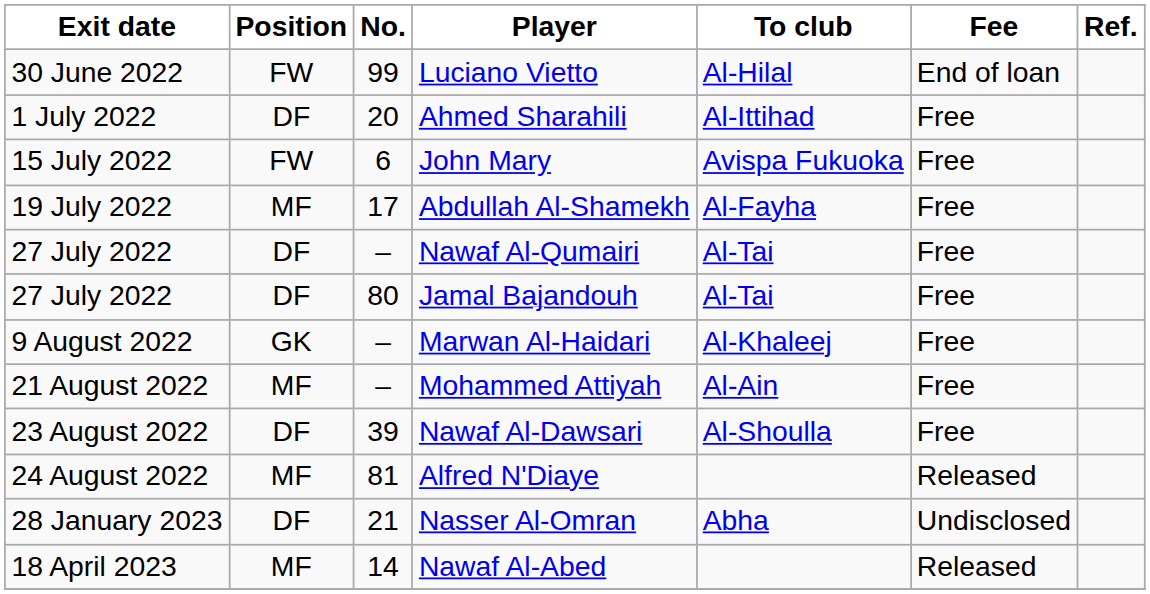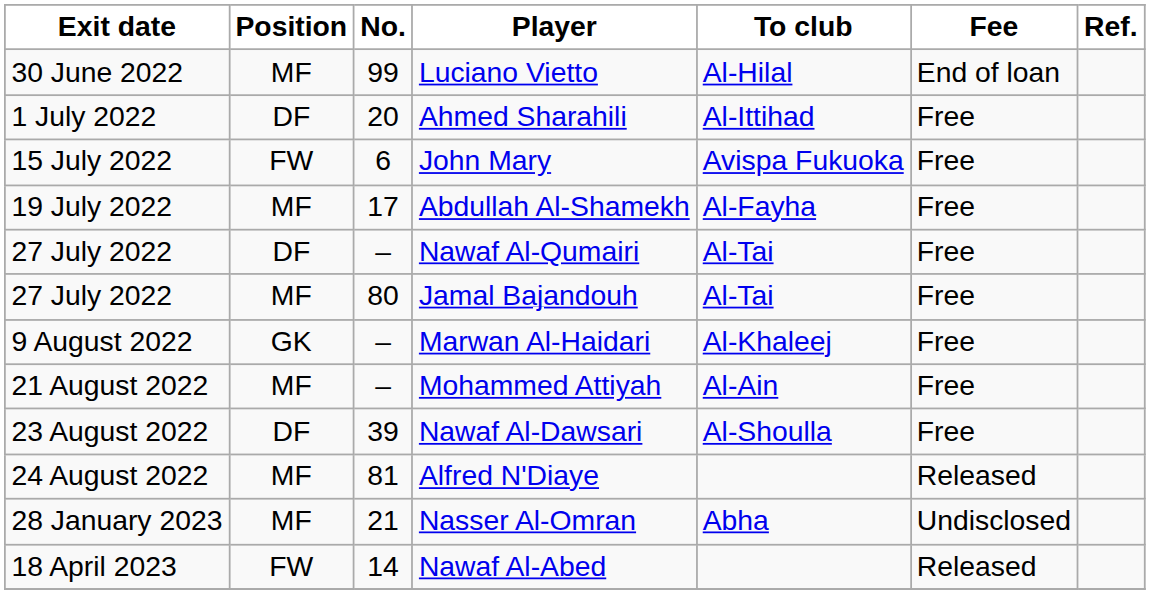(291, 71) FW -> (291, 71) MF
(291, 296) DF -> (291, 296) MF
(291, 521) DF -> (291, 521) MF
(291, 565) MF -> (291, 565) FW
